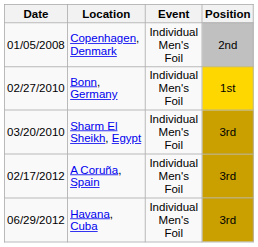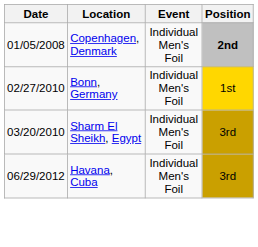(228, 45) normal -> (228, 45) bold
- row: (96, 176)
